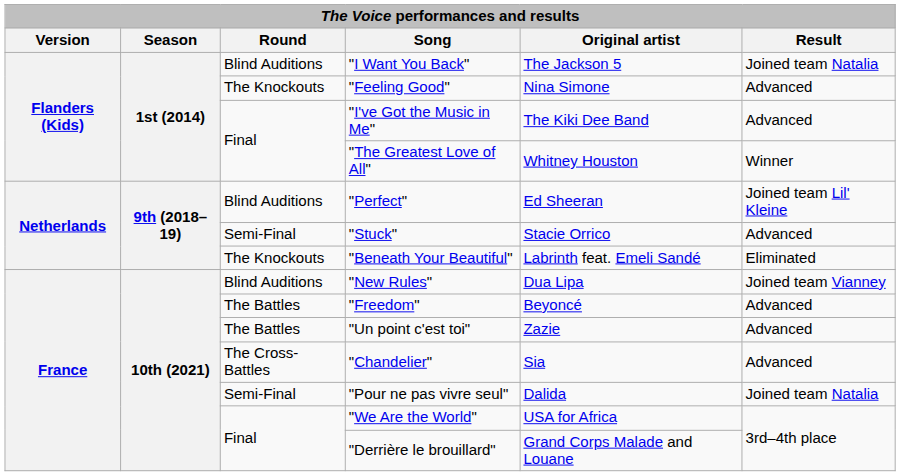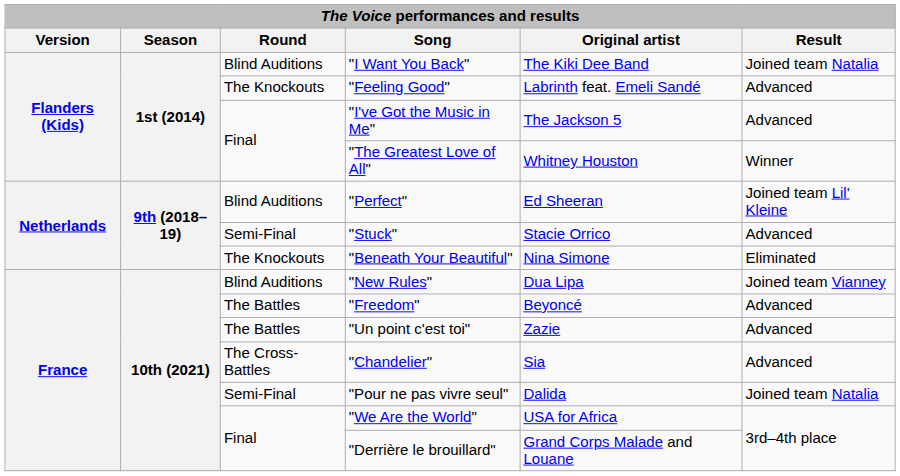(572, 64) The Jackson 5 -> (586, 64) The Kiki Dee Band
(566, 87) Nina Simone -> (612, 87) Labrinth feat. Emeli Sandé
(586, 120) The Kiki Dee Band -> (572, 120) The Jackson 5
(612, 258) Labrinth feat. Emeli Sandé -> (566, 258) Nina Simone
